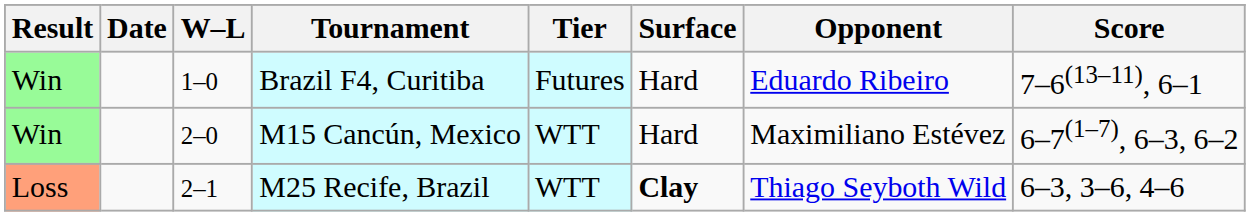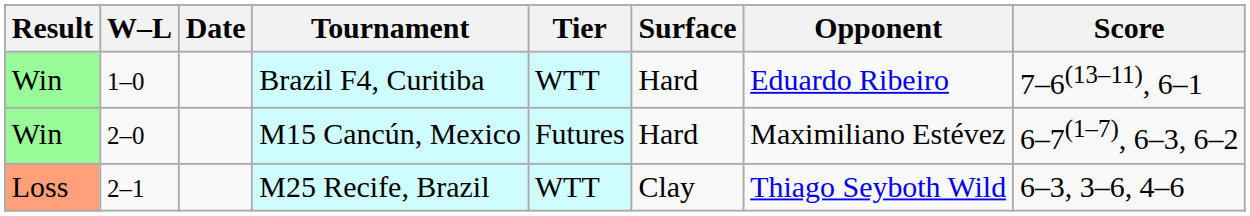columns swapped: (213, 28) <-> (137, 28)
(580, 79) Futures -> (567, 79) WTT
(567, 135) WTT -> (580, 135) Futures
(668, 186) bold -> (667, 186) normal
